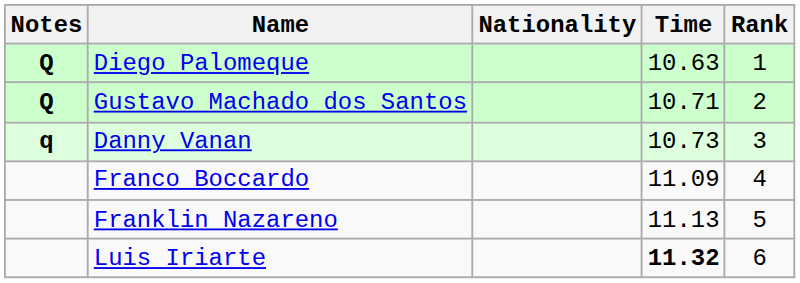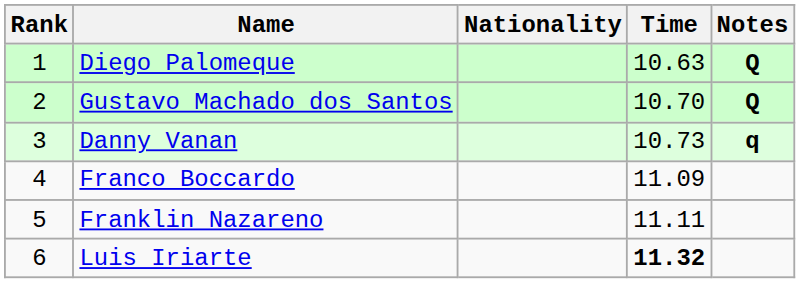columns swapped: (760, 24) <-> (47, 24)
(684, 102) 10.71 -> (669, 102) 10.70
(684, 219) 11.13 -> (669, 219) 11.11
